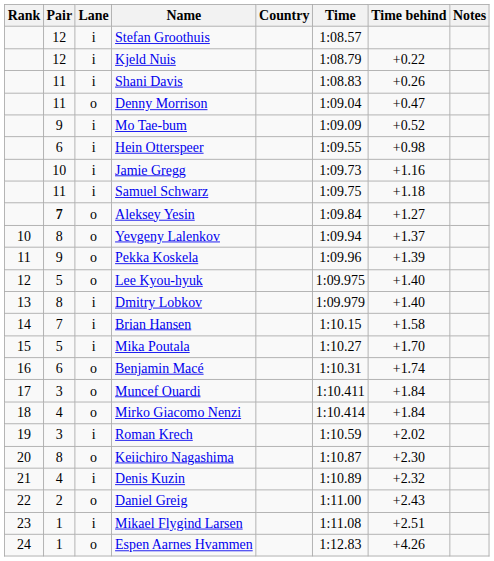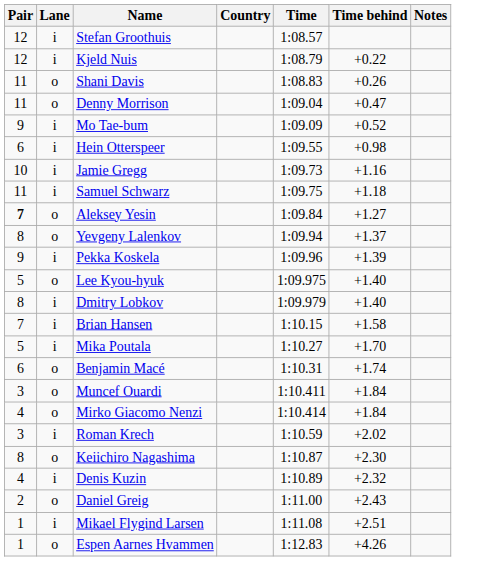- column: (24, 15)
(94, 81) i -> (55, 81) o
(94, 258) o -> (55, 258) i
